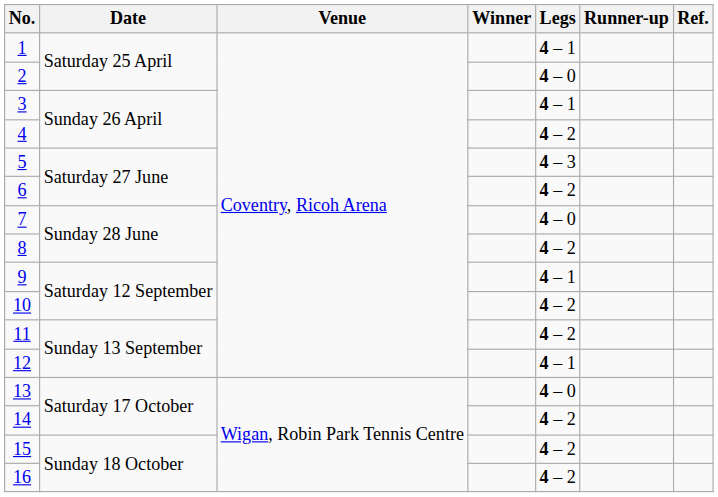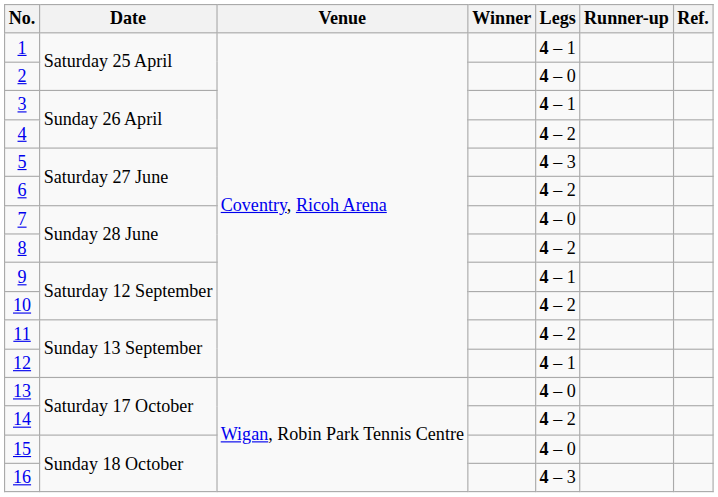(558, 448) 4 – 2 -> (558, 448) 4 – 0
(558, 477) 4 – 2 -> (558, 477) 4 – 3
